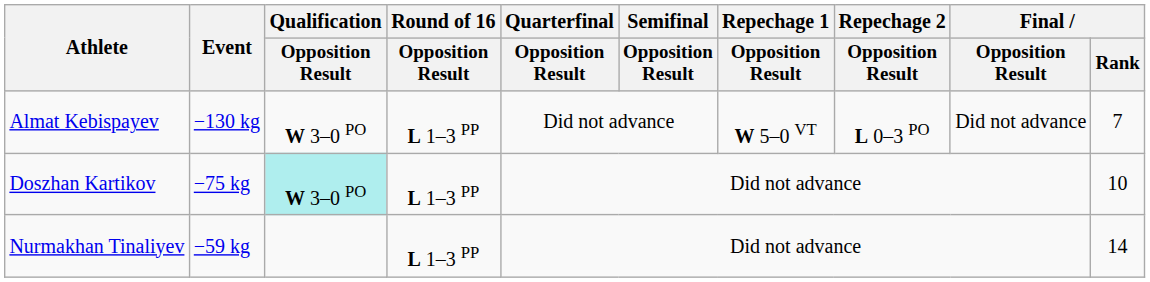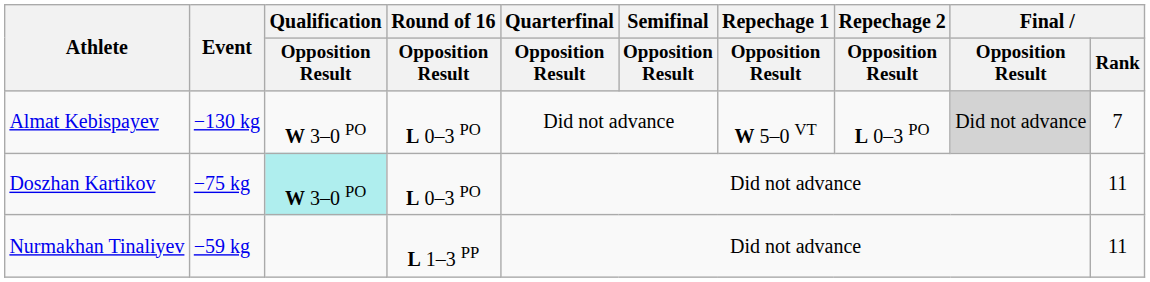(443, 134) L 1–3 PP -> (443, 134) L 0–3 PO
(1021, 122) no background -> (1021, 122) lightgrey background
(443, 196) L 1–3 PP -> (443, 196) L 0–3 PO
(1118, 184) 10 -> (1118, 184) 11
(1118, 246) 14 -> (1118, 246) 11
